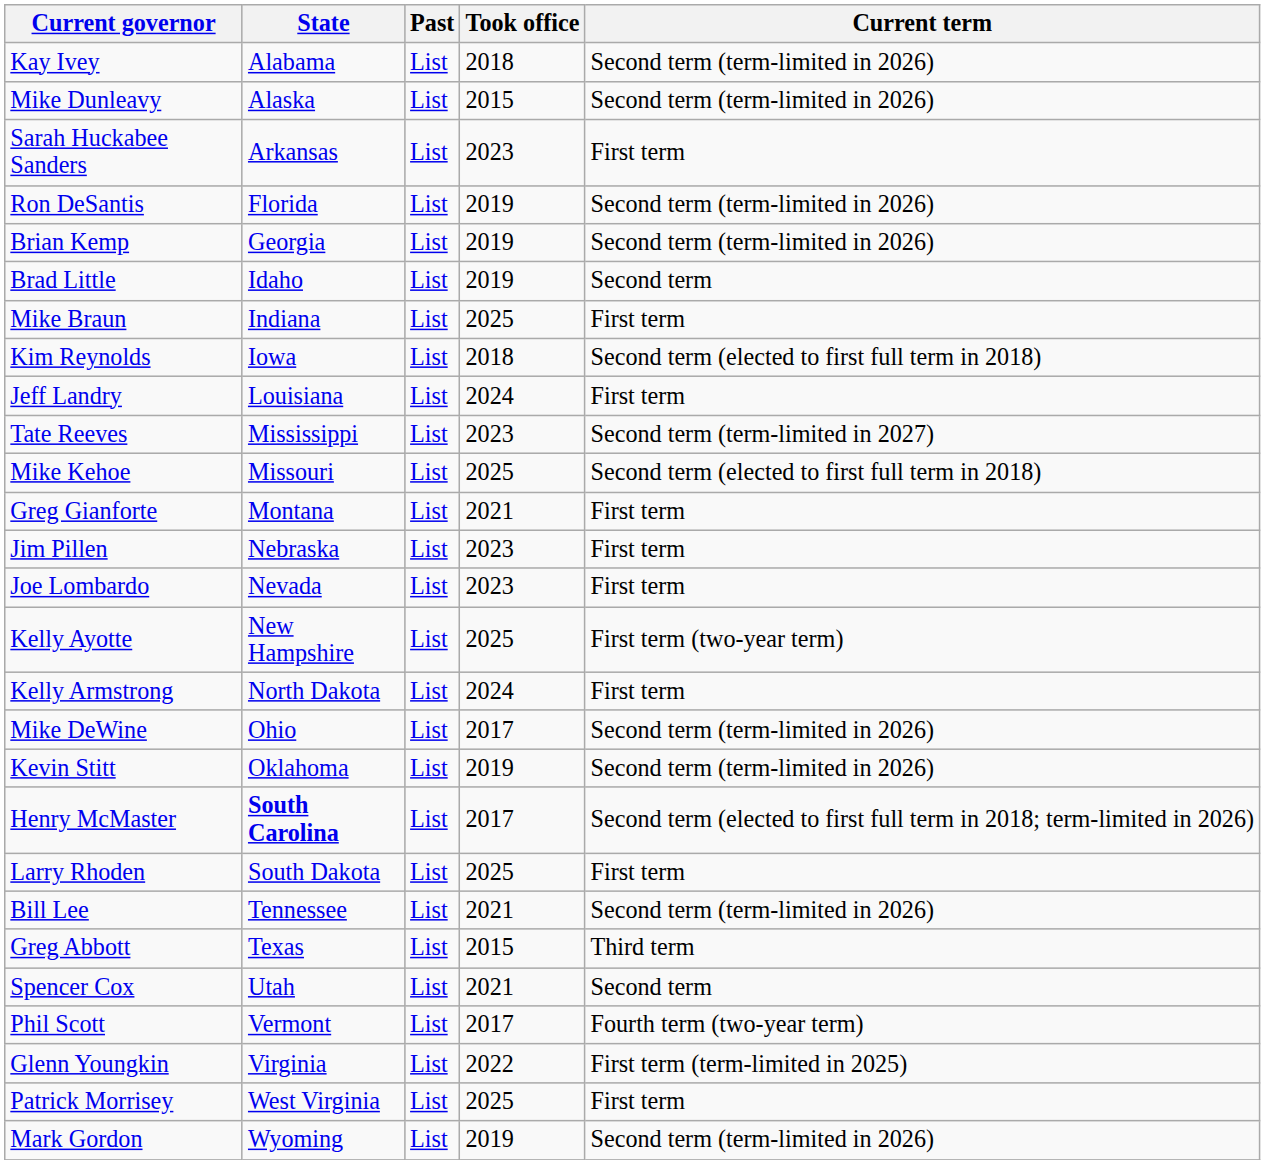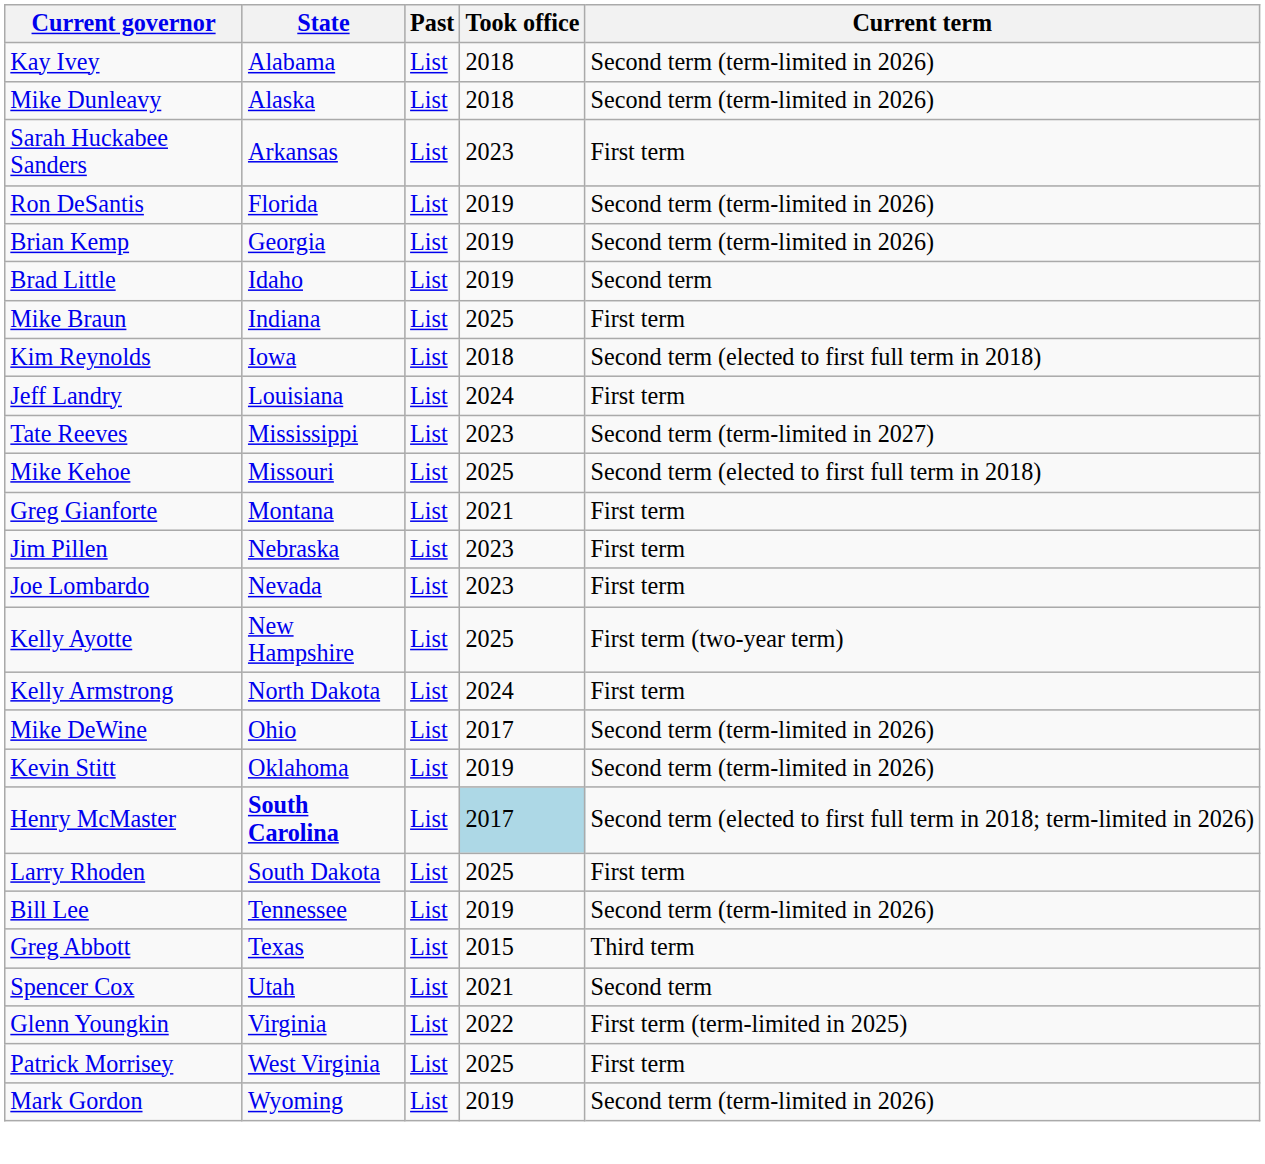(490, 100) 2015 -> (490, 100) 2018
(490, 819) no background -> (490, 819) lightblue background
(490, 909) 2021 -> (490, 909) 2019
- row: (58, 1024)
